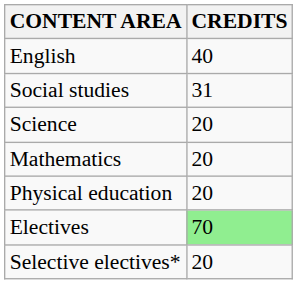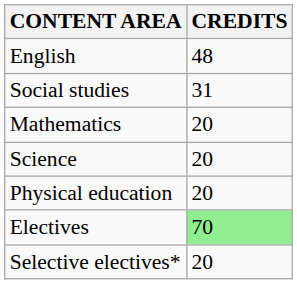(202, 55) 40 -> (202, 55) 48
rows swapped: (65, 158) <-> (43, 124)
